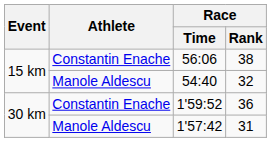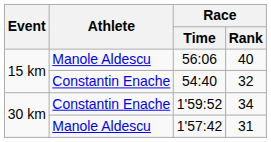(111, 60) Constantin Enache -> (102, 60) Manole Aldescu
(246, 60) 38 -> (246, 60) 40
(102, 82) Manole Aldescu -> (111, 82) Constantin Enache
(246, 104) 36 -> (246, 104) 34
